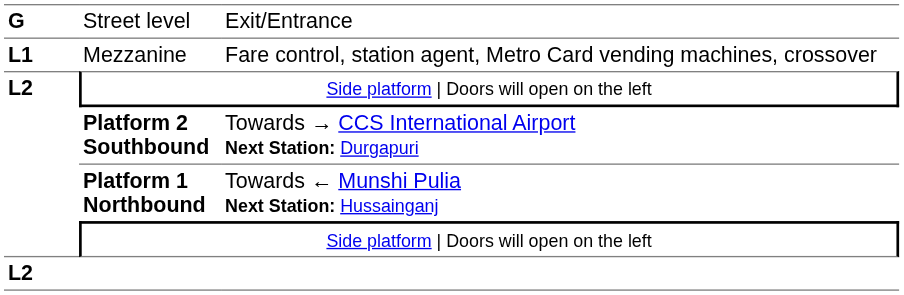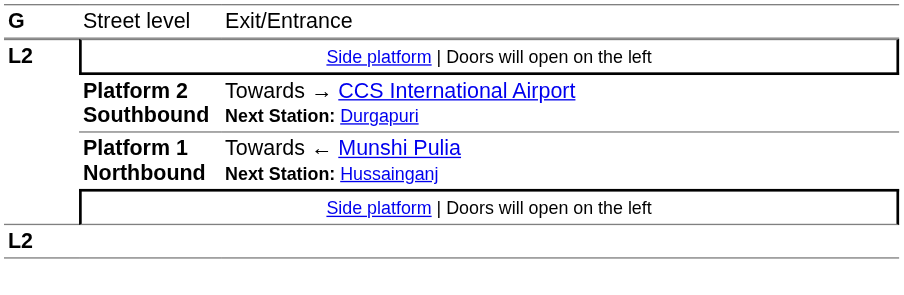- row: (135, 54)
